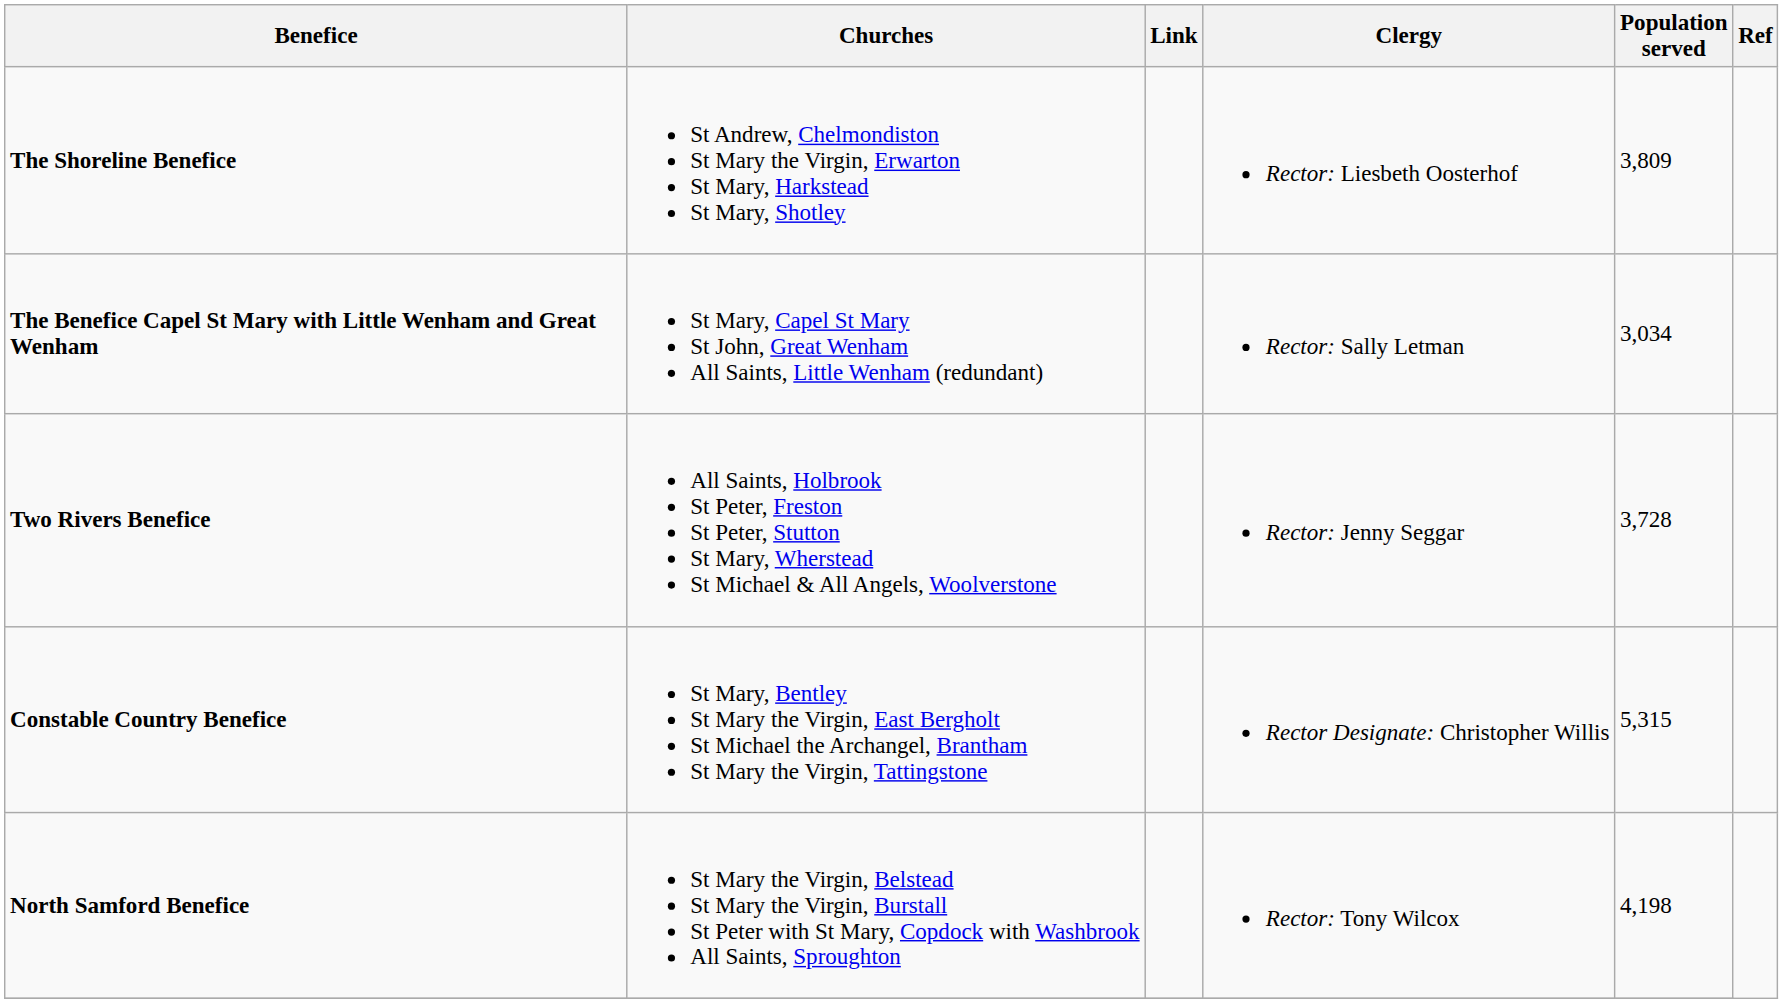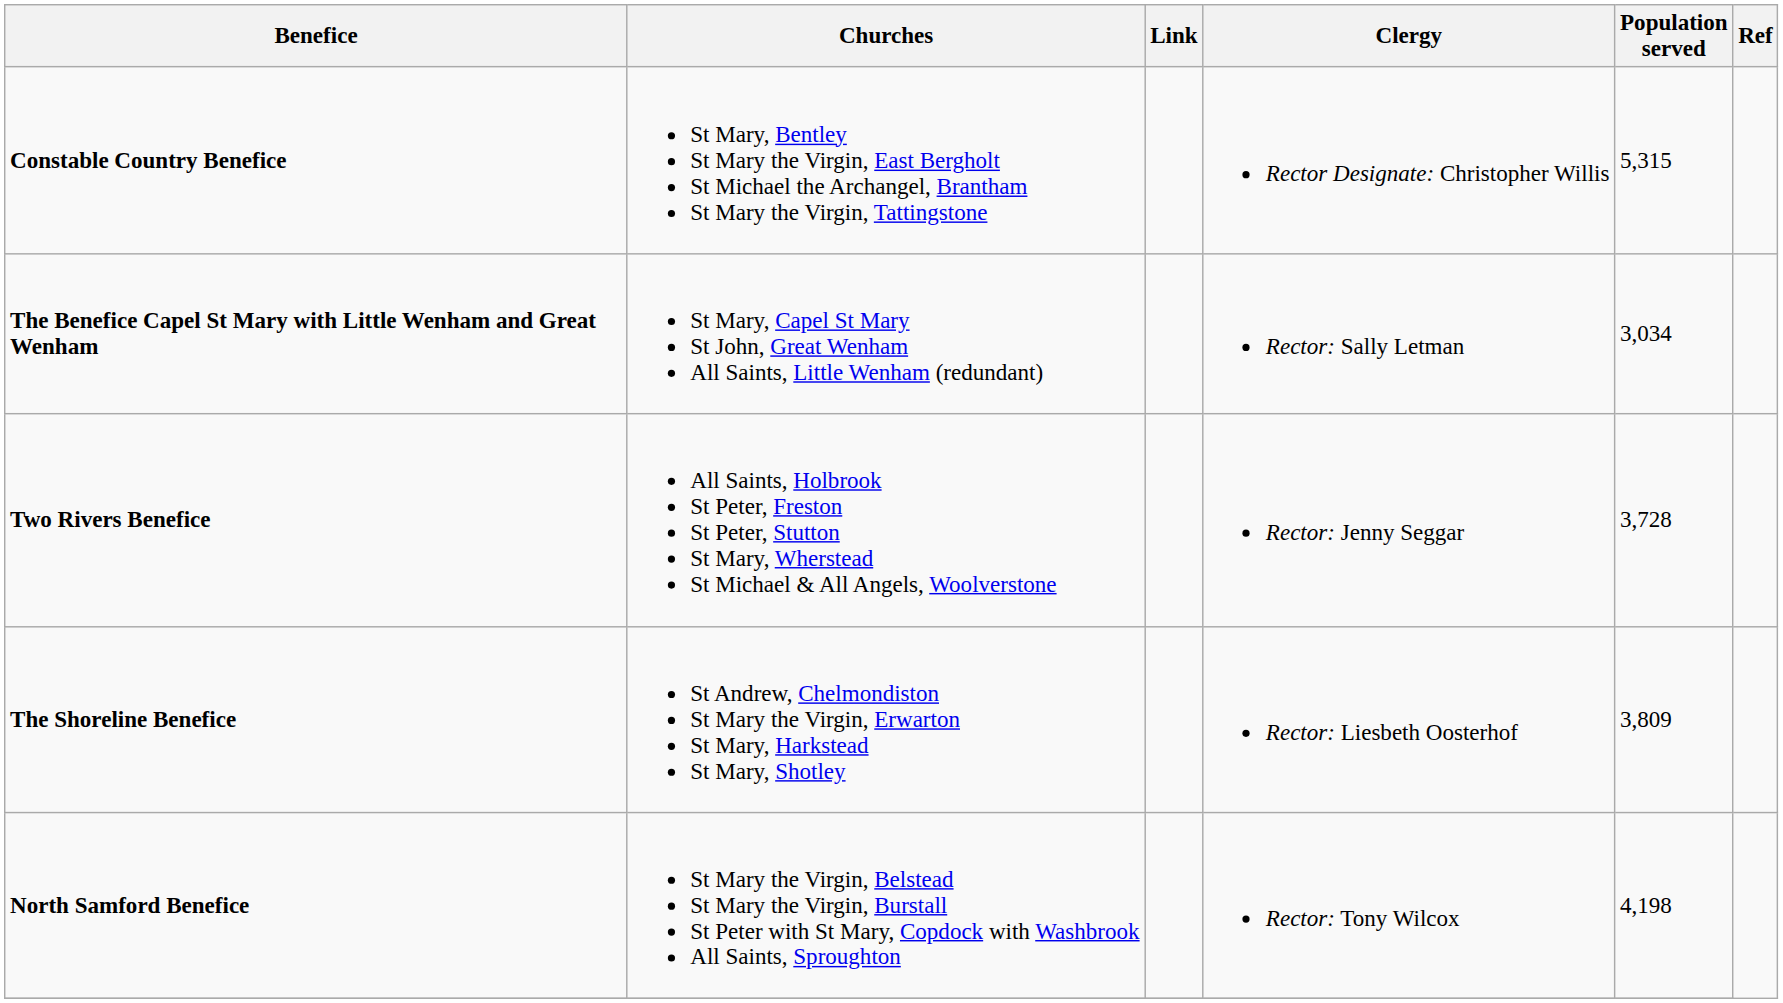rows swapped: (148, 719) <-> (123, 160)
